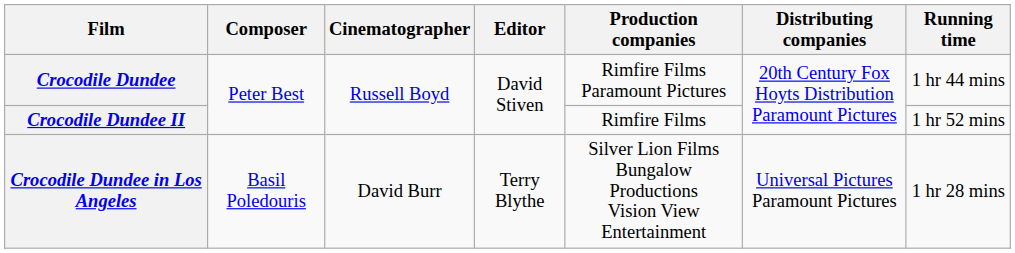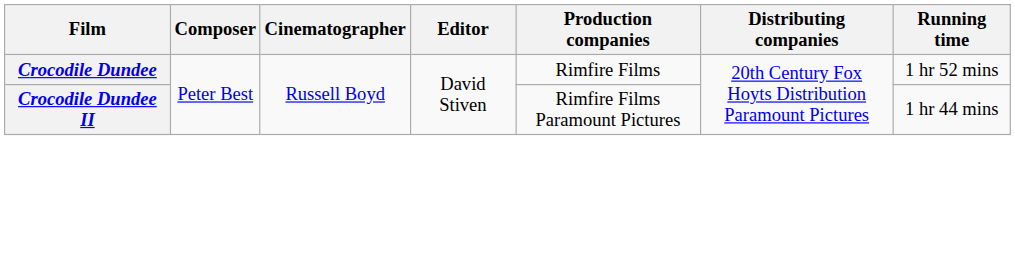(654, 79) Rimfire Films Paramount Pictures -> (608, 69) Rimfire Films
(958, 79) 1 hr 44 mins -> (952, 69) 1 hr 52 mins
(654, 119) Rimfire Films -> (608, 109) Rimfire Films Paramount Pictures
(958, 119) 1 hr 52 mins -> (952, 109) 1 hr 44 mins
- row: (106, 191)
